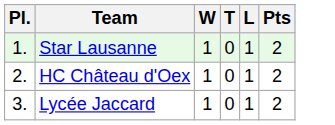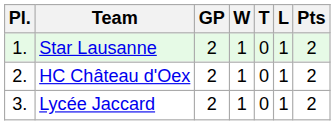+ column: (212, 18)
